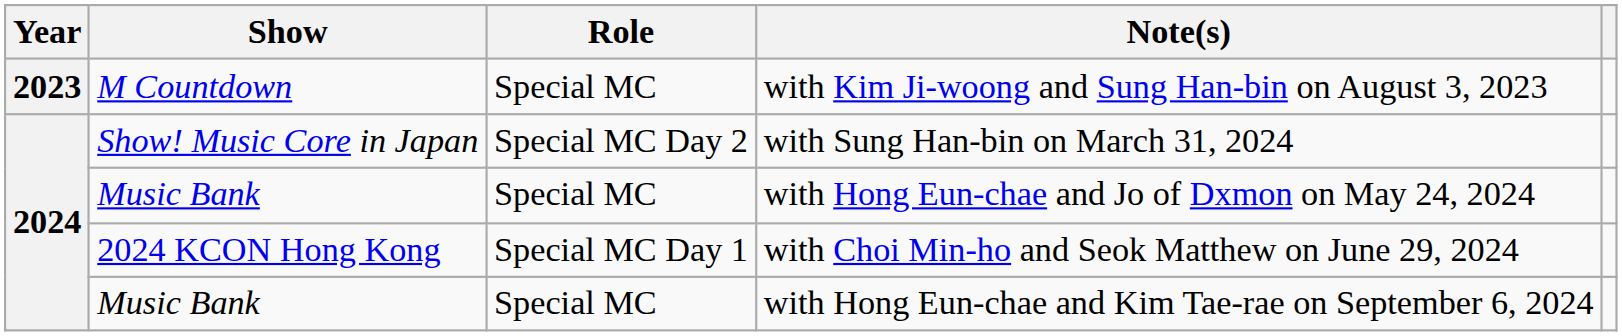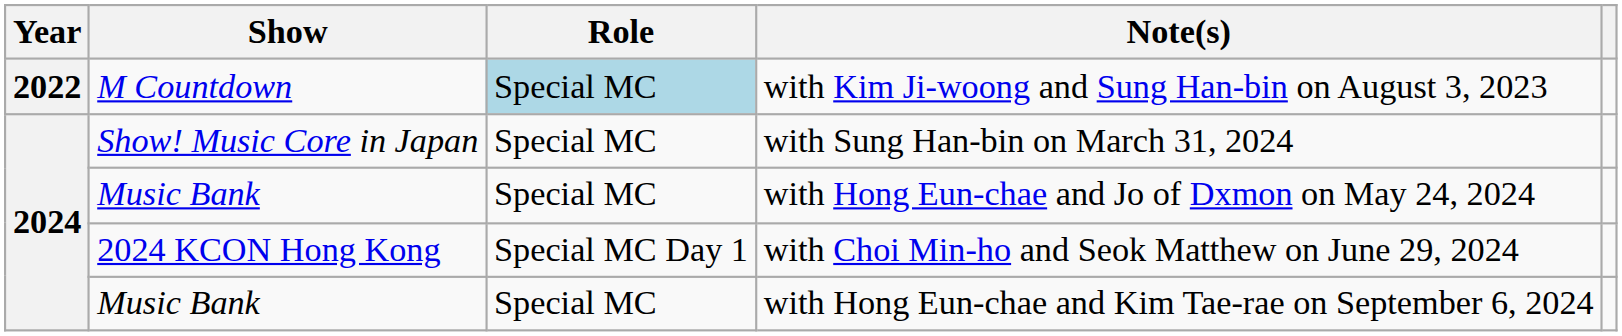(47, 85) 2023 -> (47, 85) 2022
(575, 85) no background -> (575, 85) lightblue background
(621, 140) Special MC Day 2 -> (575, 140) Special MC
